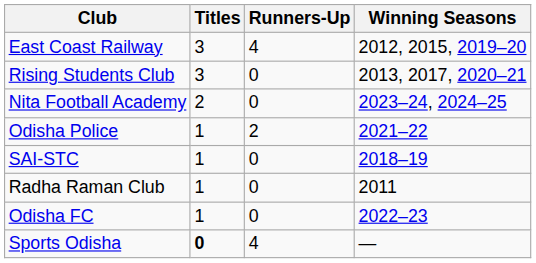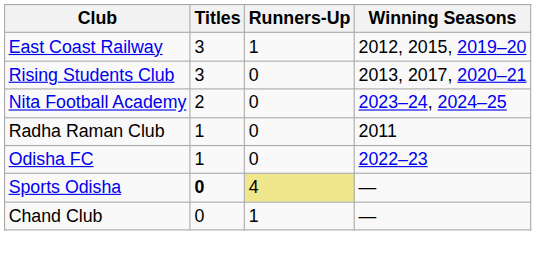(254, 46) 4 -> (254, 46) 1
- row: (63, 131)
- row: (44, 159)
(254, 243) no background -> (254, 187) khaki background
+ row: (56, 215)
